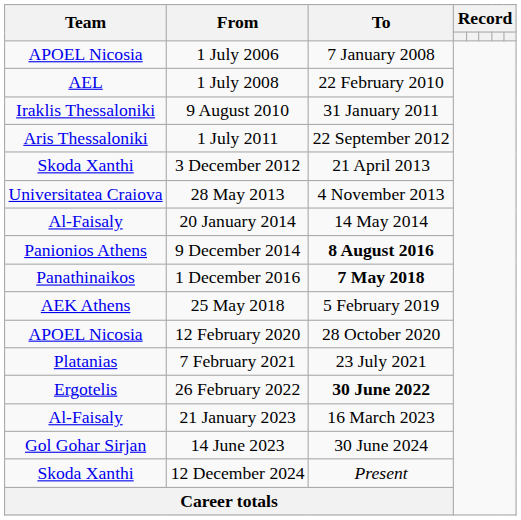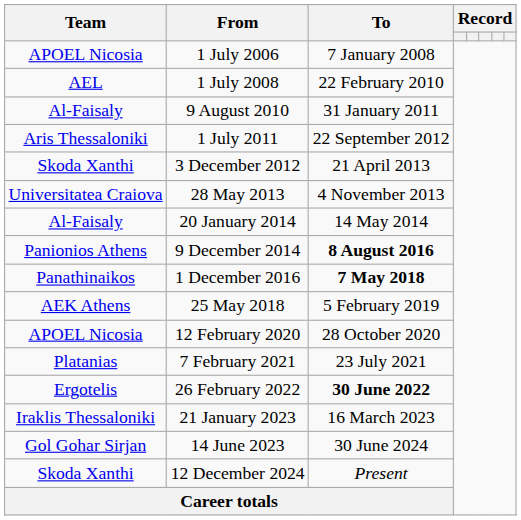(86, 110) Iraklis Thessaloniki -> (86, 110) Al-Faisaly
(86, 417) Al-Faisaly -> (86, 417) Iraklis Thessaloniki
